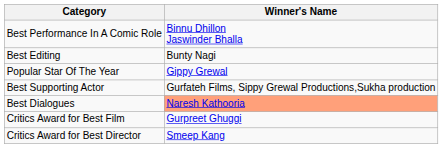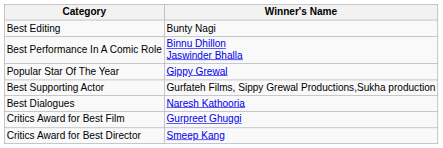rows swapped: (34, 55) <-> (84, 34)
(206, 103) lightsalmon background -> (206, 103) no background
